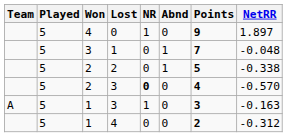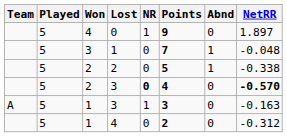columns swapped: (175, 14) <-> (214, 14)
(260, 86) normal -> (260, 86) bold
